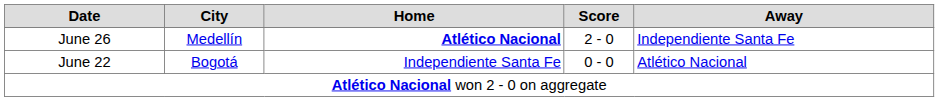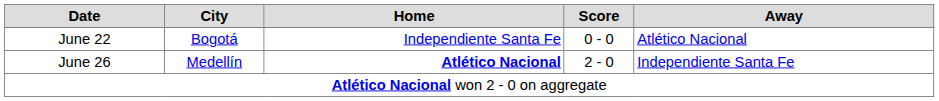rows swapped: (84, 62) <-> (84, 38)
